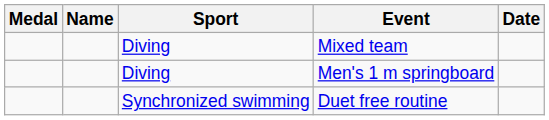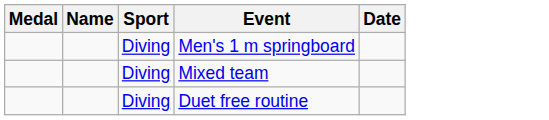rows swapped: (406, 74) <-> (363, 46)
(216, 101) Synchronized swimming -> (146, 101) Diving
